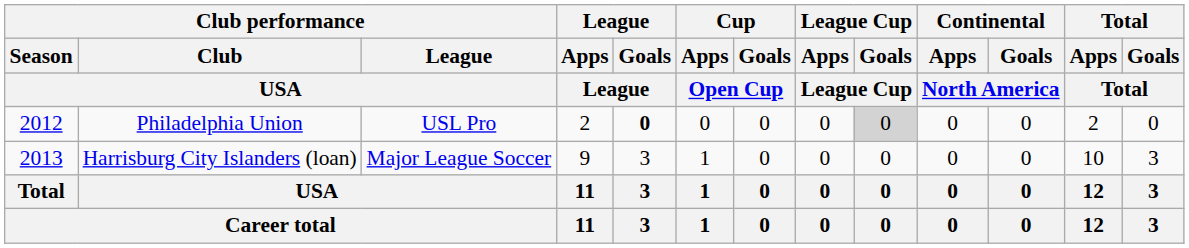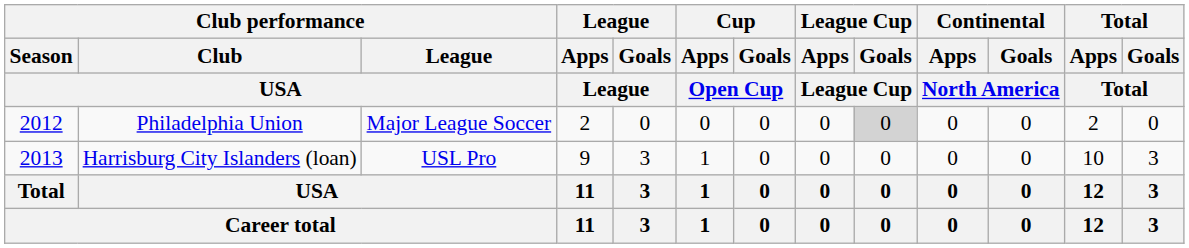(459, 123) USL Pro -> (459, 123) Major League Soccer
(645, 123) bold -> (645, 123) normal
(459, 157) Major League Soccer -> (459, 157) USL Pro
